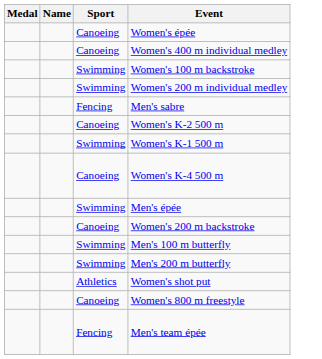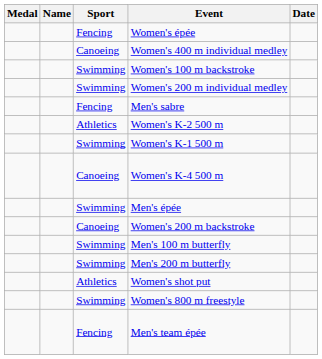+ column: (304, 13)
(98, 32) Canoeing -> (94, 32) Fencing
(98, 125) Canoeing -> (96, 125) Athletics
(98, 300) Canoeing -> (101, 300) Swimming
